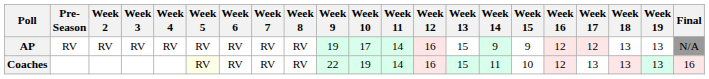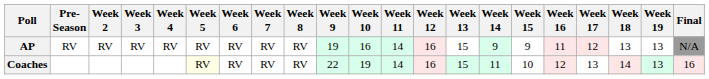(365, 46) 17 -> (365, 46) 16
(560, 46) 12 -> (560, 46) 11
(625, 65) 13 -> (625, 65) 14
